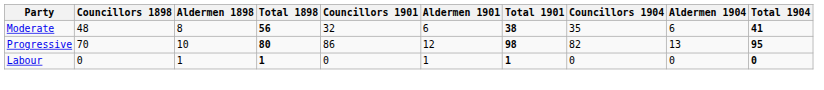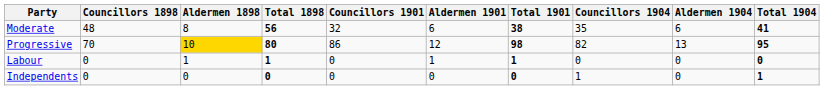(183, 45) no background -> (189, 45) gold background
+ row: (42, 77)
